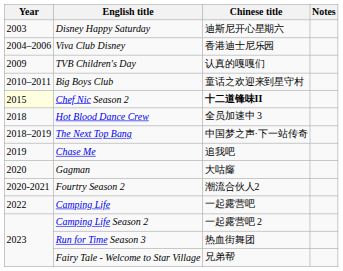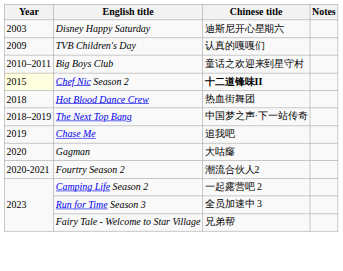- row: (90, 46)
(233, 116) 全员加速中 3 -> (230, 99) 热血街舞团
- row: (83, 204)
(230, 239) 热血街舞团 -> (233, 204) 全员加速中 3
